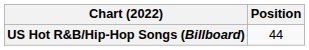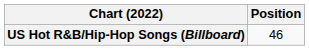(276, 34) 44 -> (276, 34) 46
